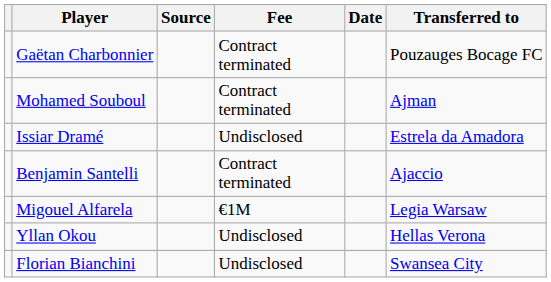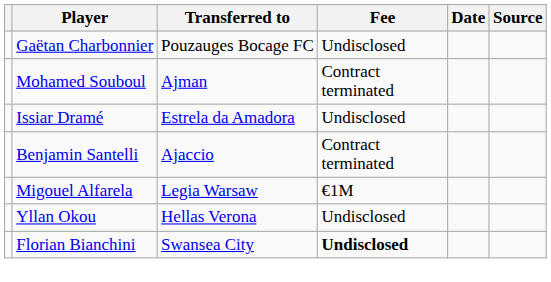columns swapped: (466, 17) <-> (186, 17)
(255, 54) Contract terminated -> (363, 44) Undisclosed
(260, 263) normal -> (365, 244) bold
